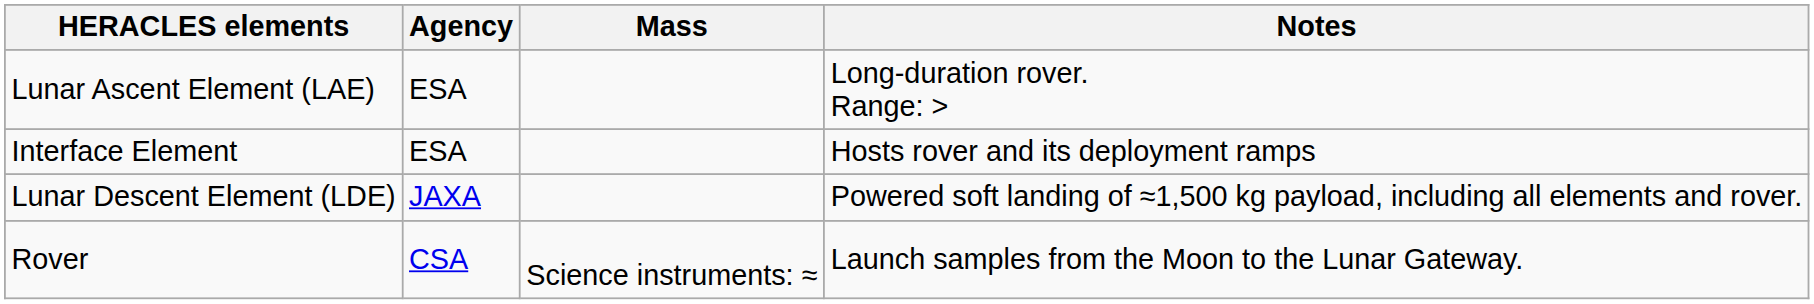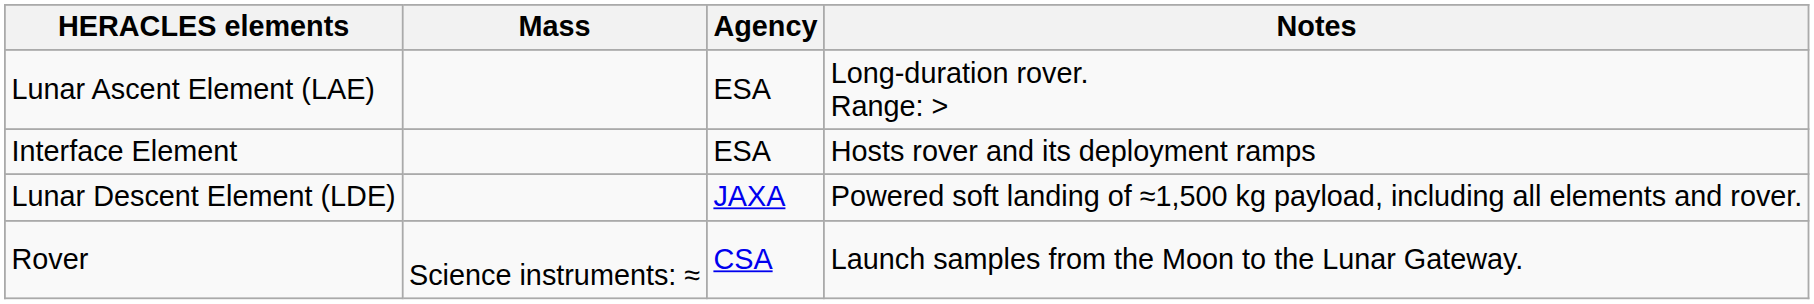columns swapped: (461, 27) <-> (672, 27)
